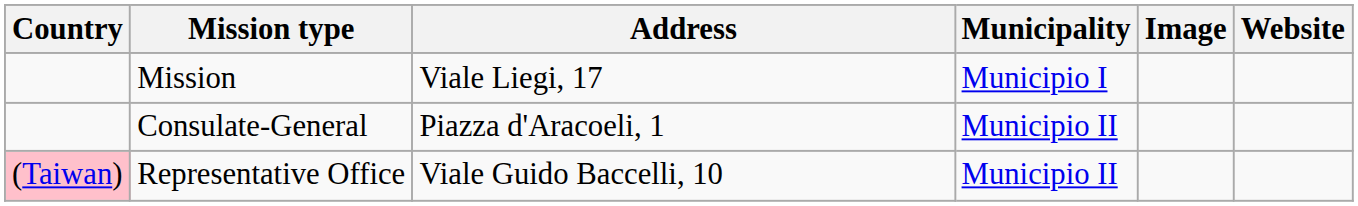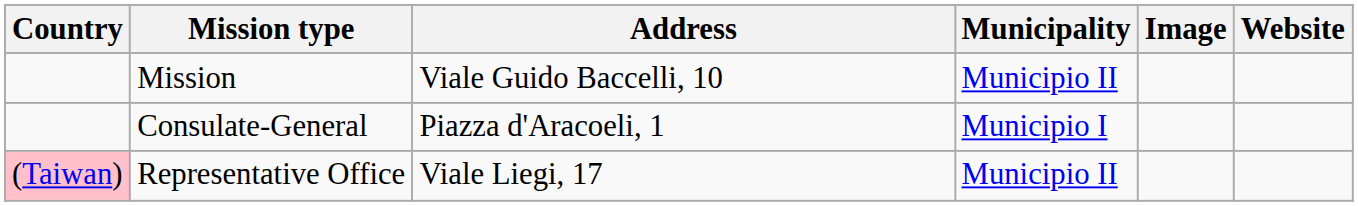(511, 77) Viale Liegi, 17 -> (571, 77) Viale Guido Baccelli, 10
(1035, 77) Municipio I -> (1040, 77) Municipio II
(1040, 126) Municipio II -> (1035, 126) Municipio I
(571, 175) Viale Guido Baccelli, 10 -> (511, 175) Viale Liegi, 17
